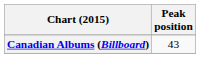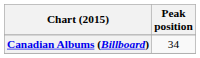(174, 44) 43 -> (174, 44) 34
